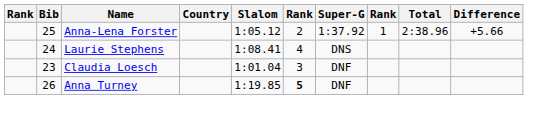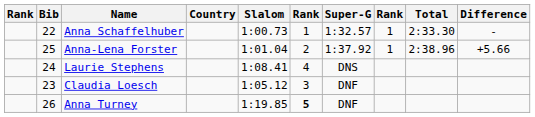+ row: (124, 31)
(258, 31) 1:05.12 -> (264, 49) 1:01.04
(258, 67) 1:01.04 -> (264, 85) 1:05.12
